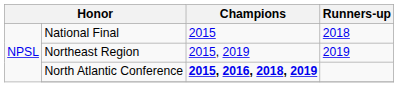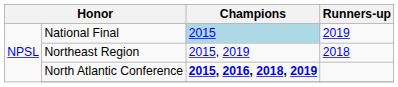(202, 33) no background -> (202, 33) lightblue background
(336, 33) 2018 -> (336, 33) 2019
(336, 52) 2019 -> (336, 52) 2018
